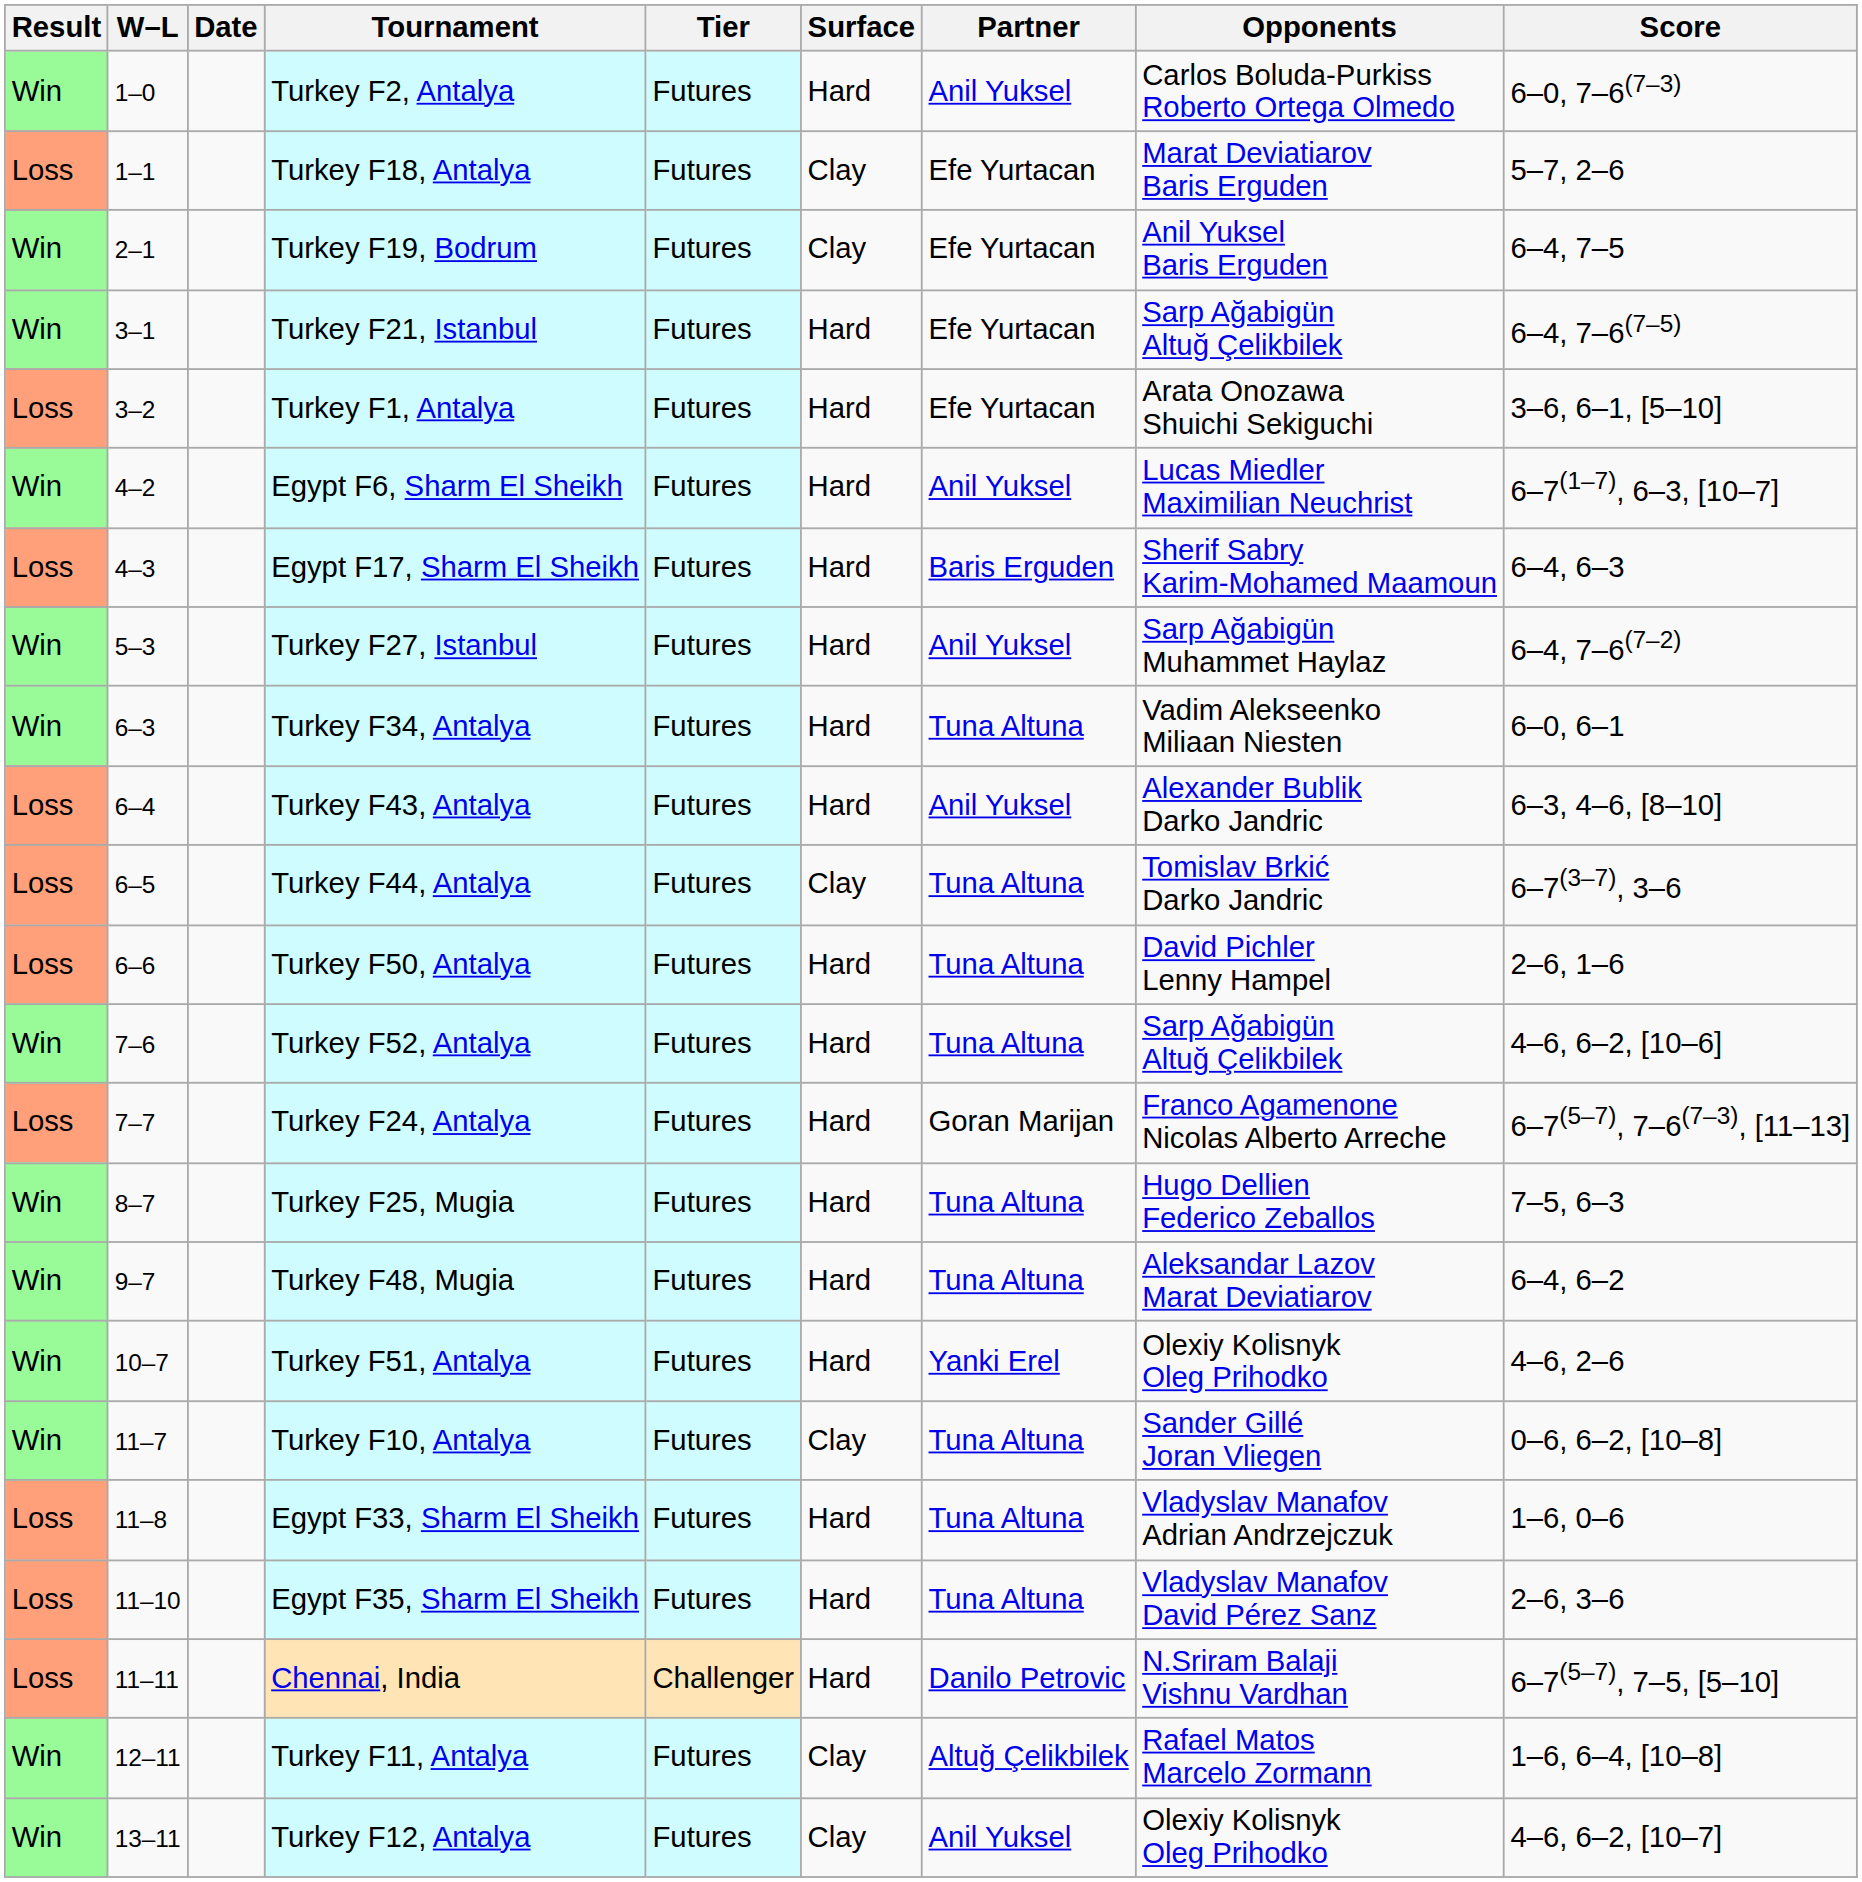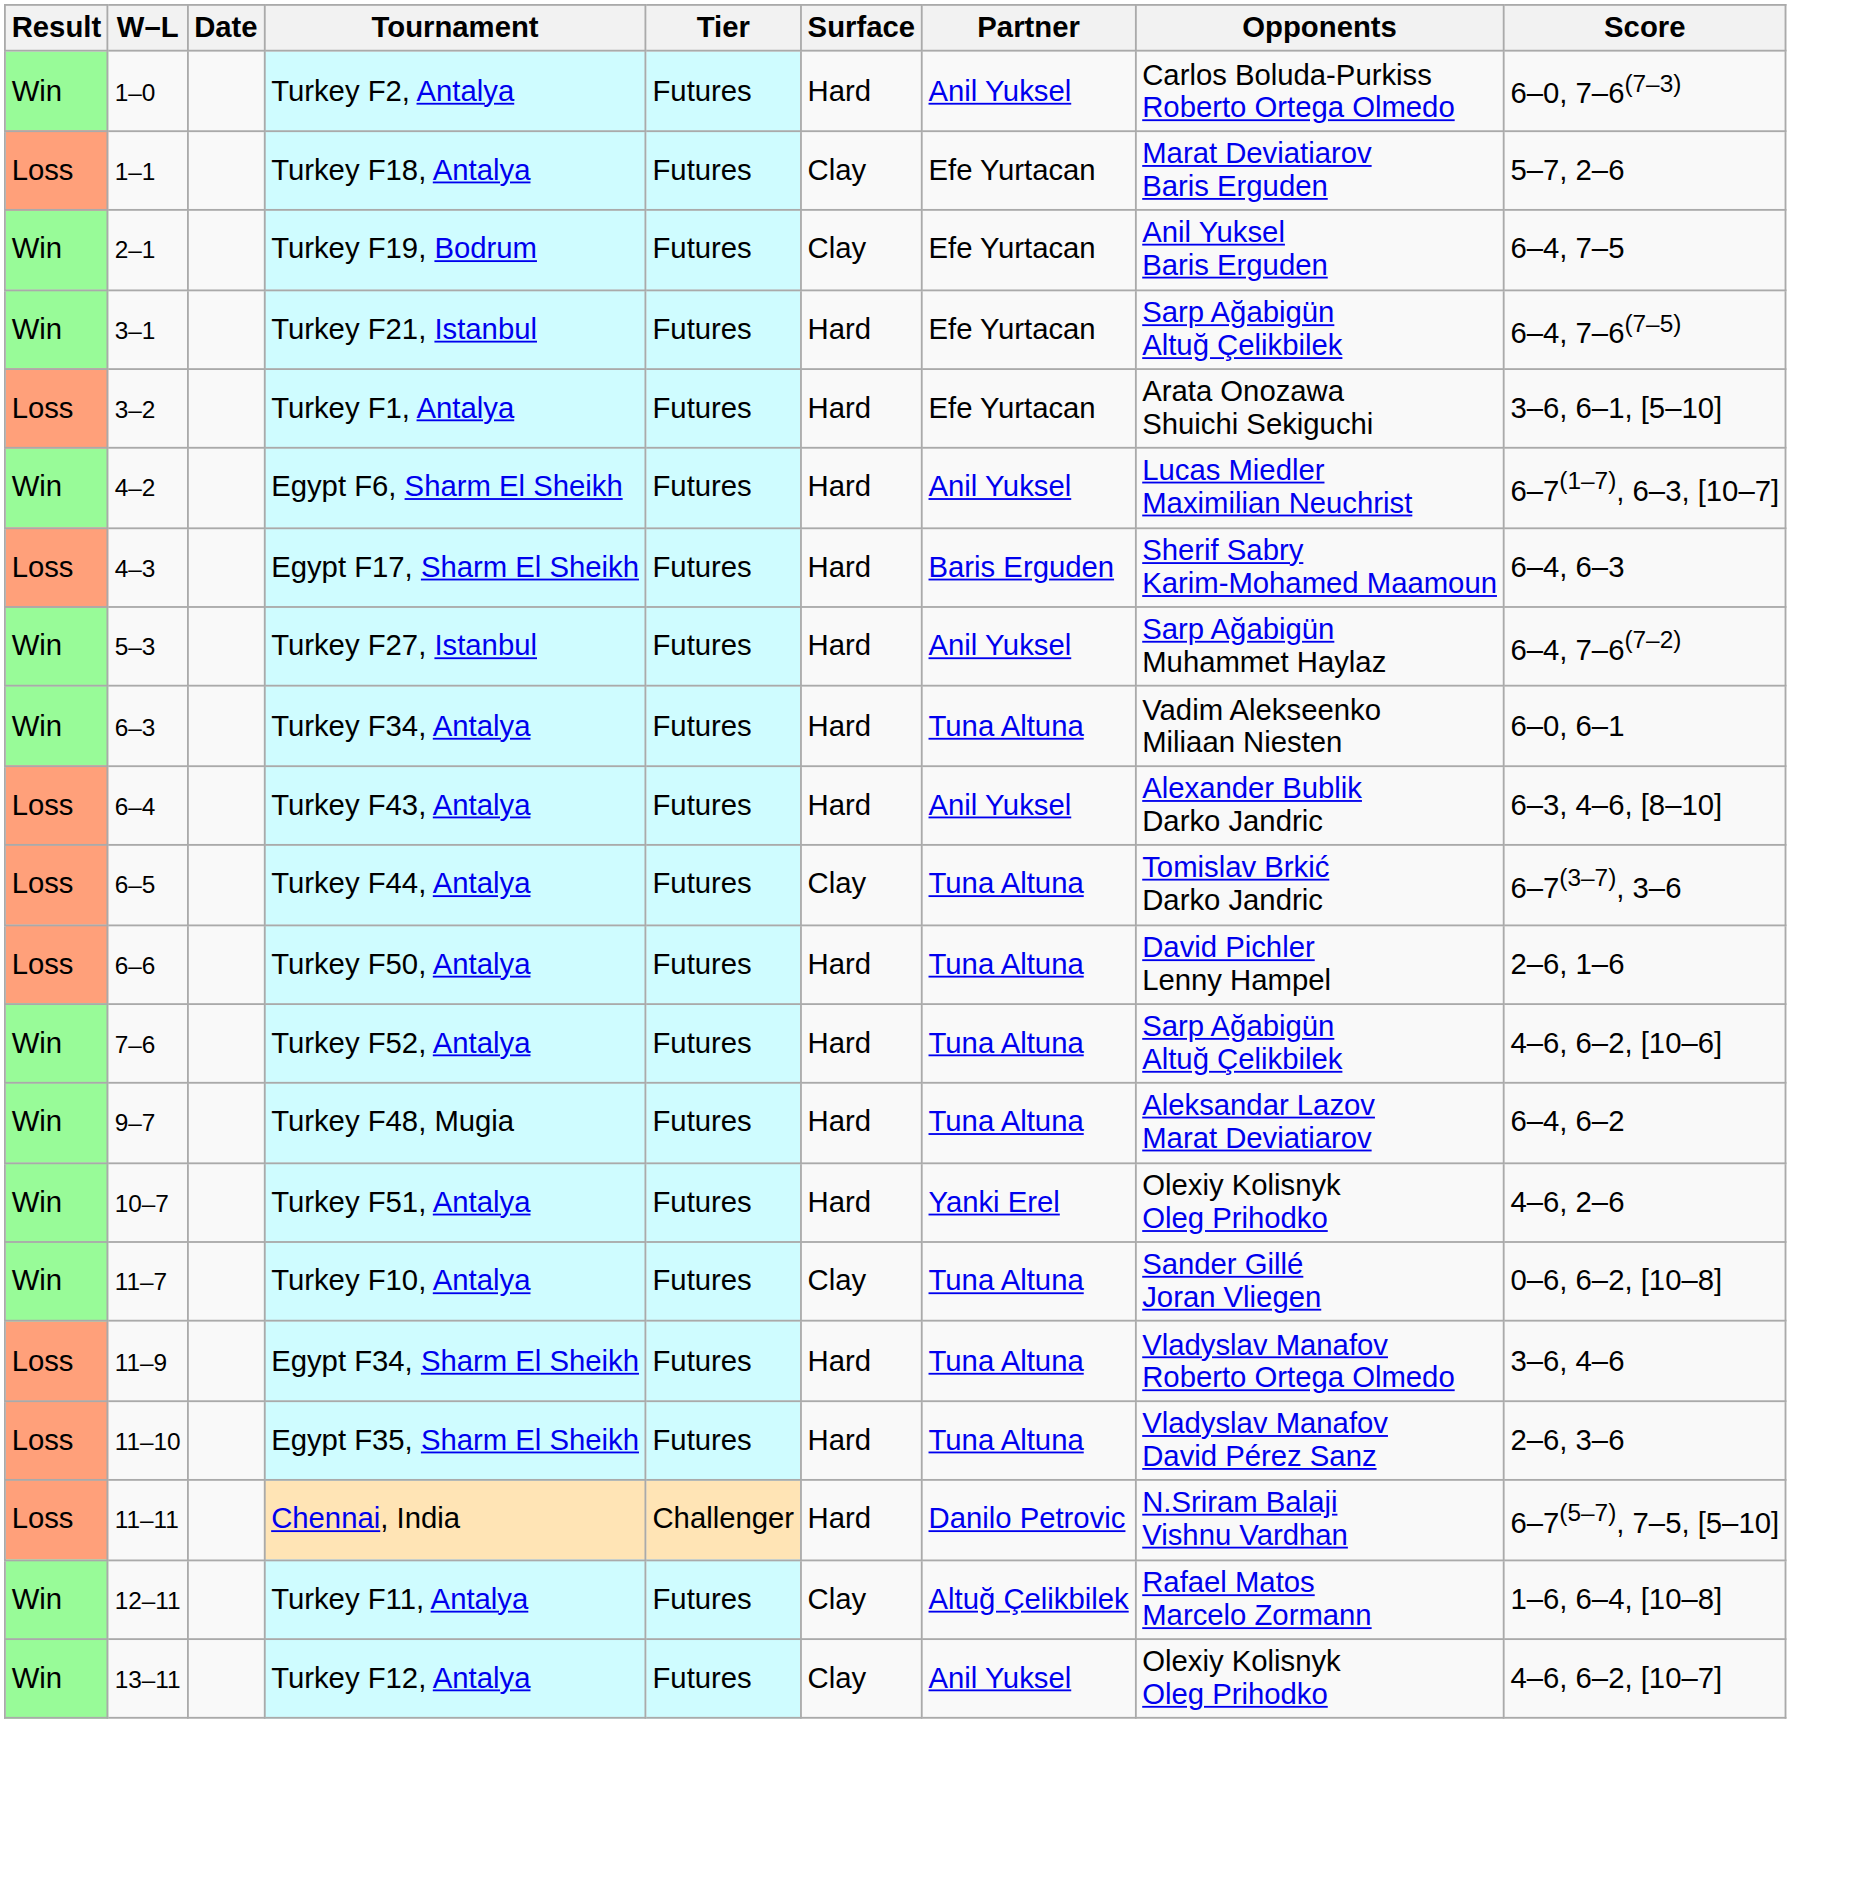- row: (401, 1122)
- row: (393, 1201)
- row: (455, 1519)
+ row: (455, 1360)
